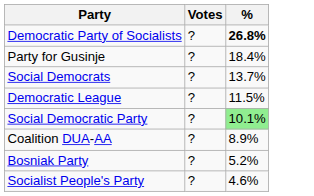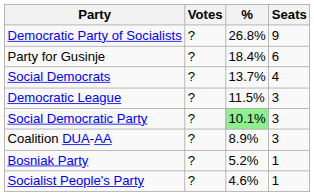+ column: (289, 14)
(247, 35) bold -> (247, 35) normal
